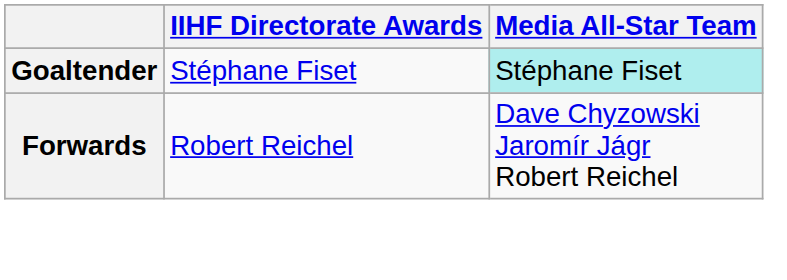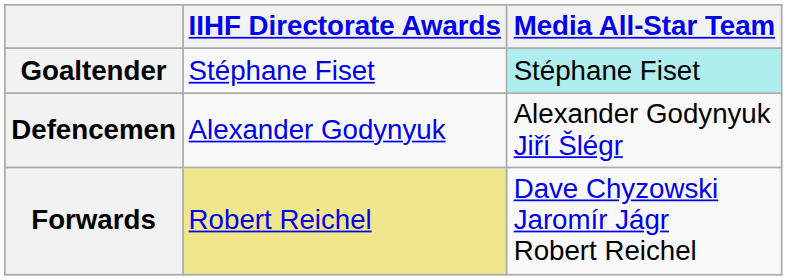+ row: (94, 129)
(262, 145) no background -> (280, 220) khaki background
